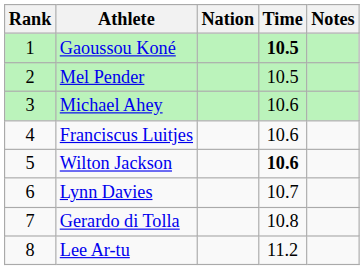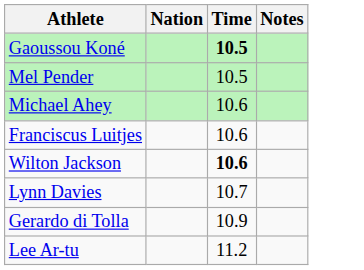- column: (30, 18)
(283, 221) 10.8 -> (232, 221) 10.9
